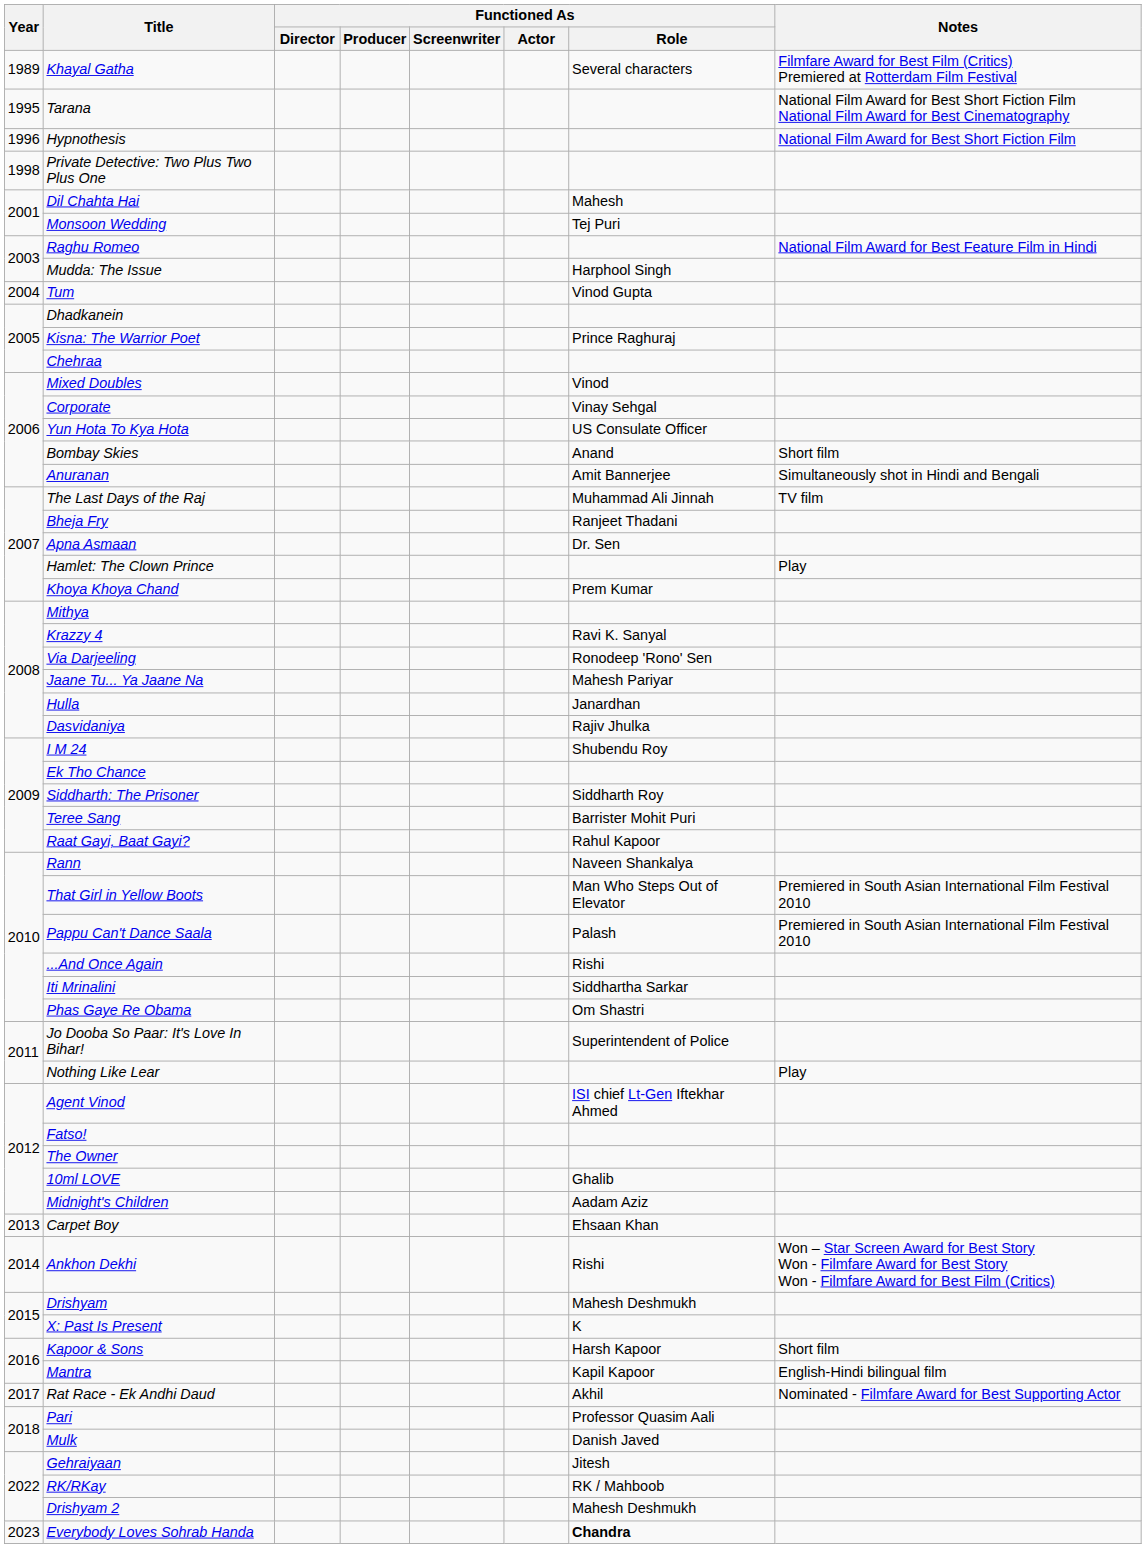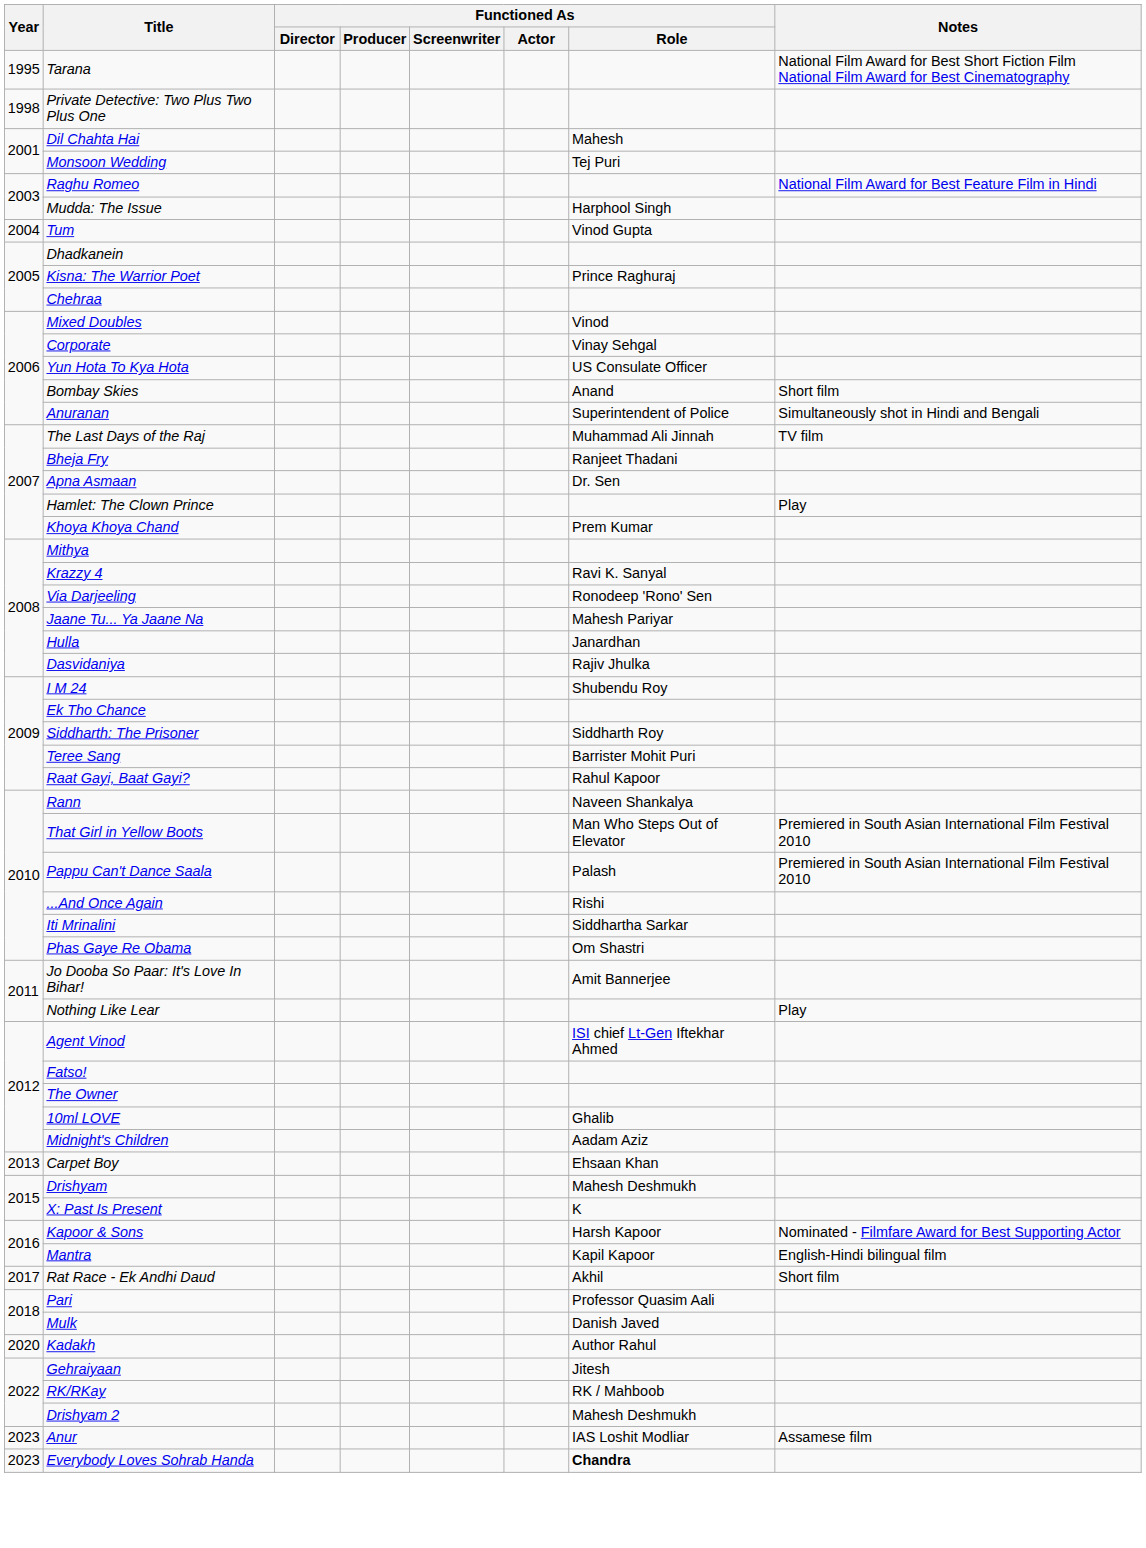- row: (90, 69)
- row: (86, 139)
(621, 475) Amit Bannerjee -> (651, 413) Superintendent of Police
(651, 1041) Superintendent of Police -> (621, 979) Amit Bannerjee
- row: (91, 1264)
(809, 1349) Short film -> (950, 1232) Nominated - Filmfare Award for Best Supporting Actor
(950, 1394) Nominated - Filmfare Award for Best Supporting Actor -> (809, 1277) Short film
+ row: (71, 1346)
+ row: (62, 1437)
